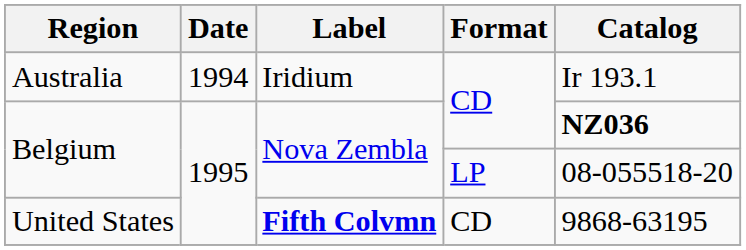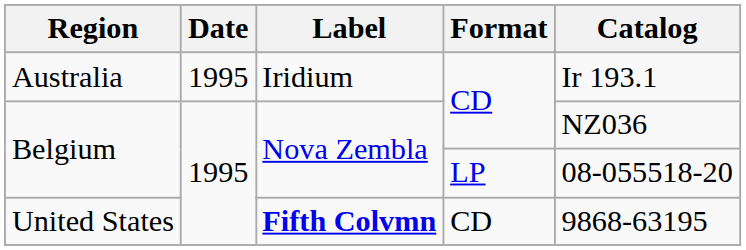(218, 76) 1994 -> (218, 76) 1995
(605, 124) bold -> (604, 124) normal
